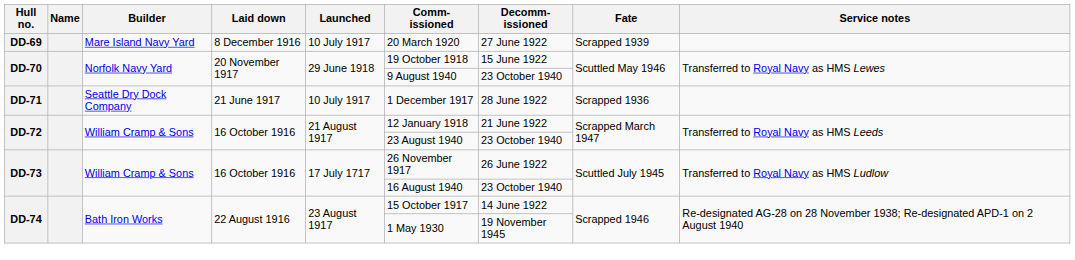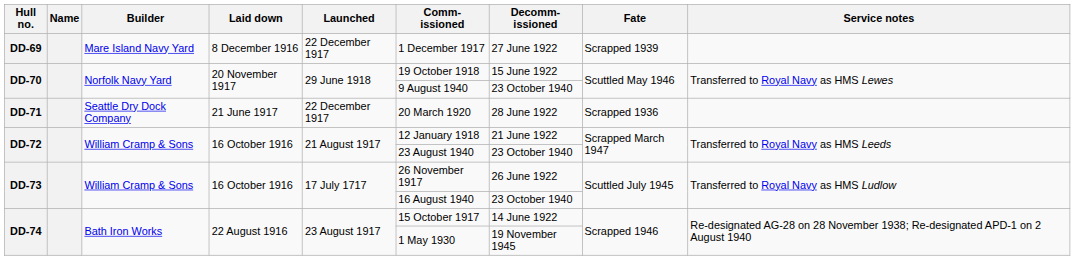(339, 42) 10 July 1917 -> (338, 48) 22 December 1917
(423, 42) 20 March 1920 -> (441, 48) 1 December 1917
(339, 100) 10 July 1917 -> (338, 112) 22 December 1917
(430, 100) 1 December 1917 -> (435, 112) 20 March 1920
